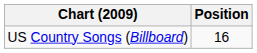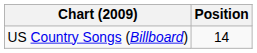(222, 37) 16 -> (222, 37) 14
